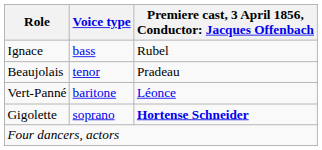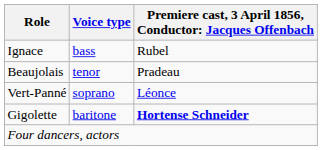(94, 93) baritone -> (94, 93) soprano
(94, 114) soprano -> (94, 114) baritone
